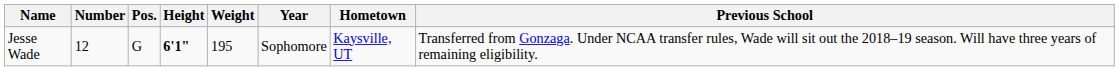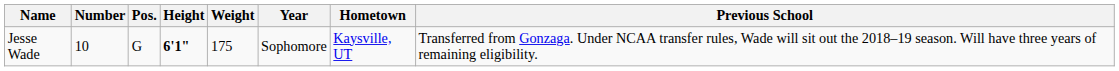(82, 46) 12 -> (82, 46) 10
(222, 46) 195 -> (222, 46) 175
